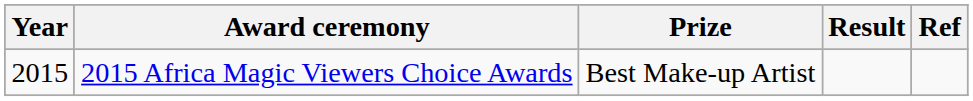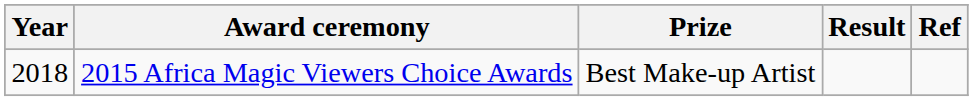(40, 71) 2015 -> (40, 71) 2018
